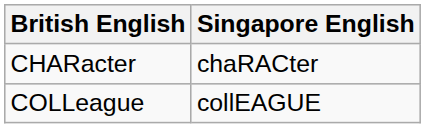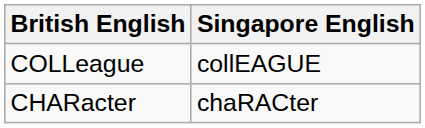rows swapped: (77, 102) <-> (73, 63)
